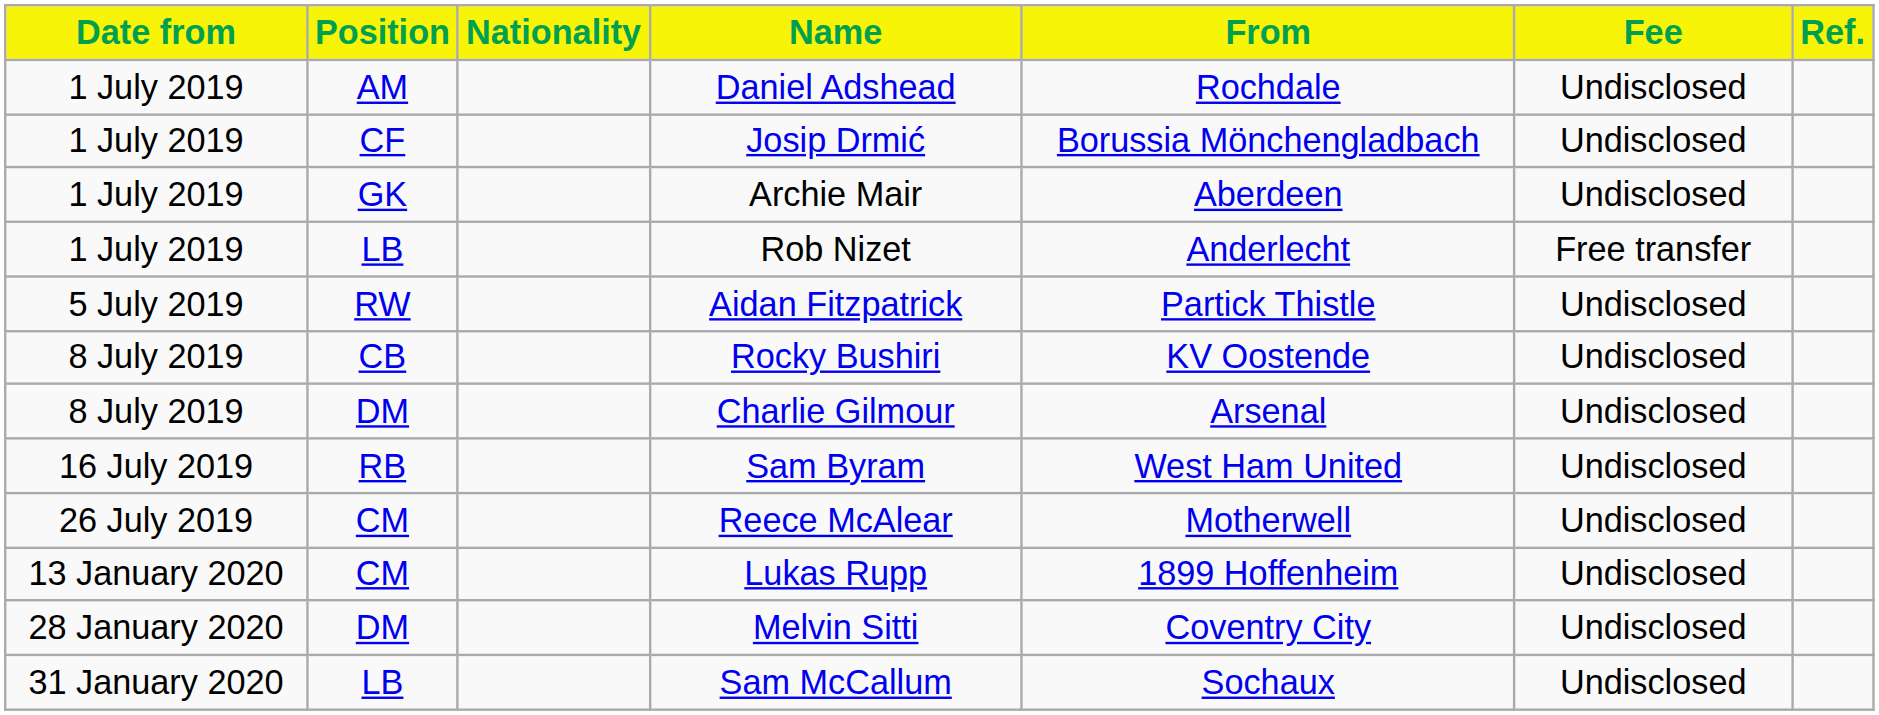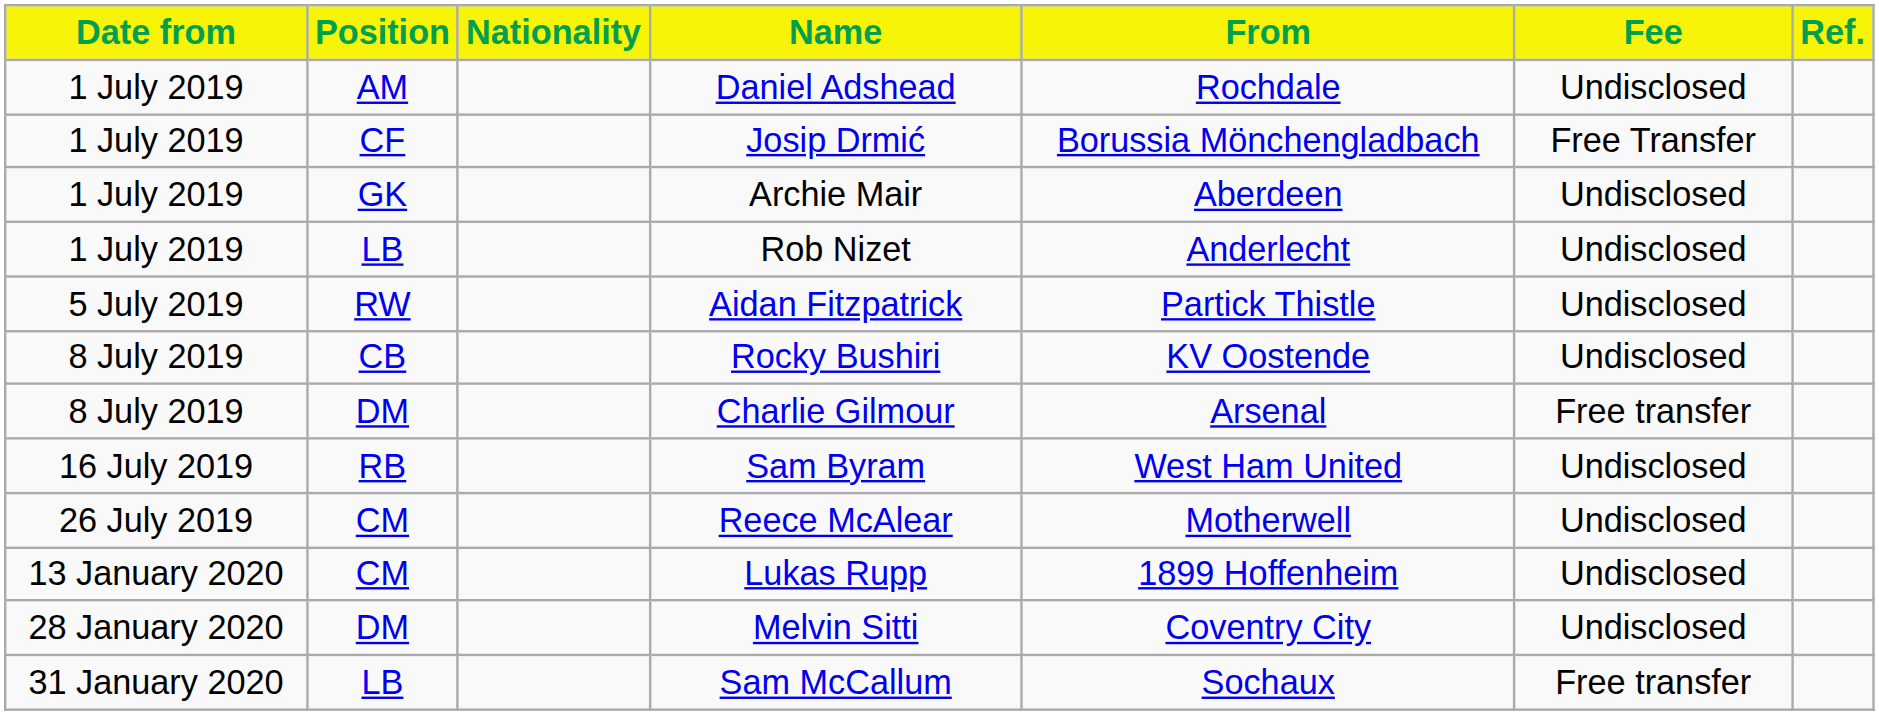(1653, 141) Undisclosed -> (1653, 141) Free Transfer
(1653, 249) Free transfer -> (1653, 249) Undisclosed
(1653, 412) Undisclosed -> (1653, 412) Free transfer
(1653, 682) Undisclosed -> (1653, 682) Free transfer
